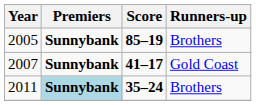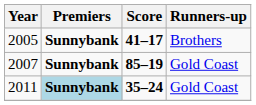(144, 40) 85–19 -> (144, 40) 41–17
(144, 64) 41–17 -> (144, 64) 85–19
(196, 87) Brothers -> (204, 87) Gold Coast
